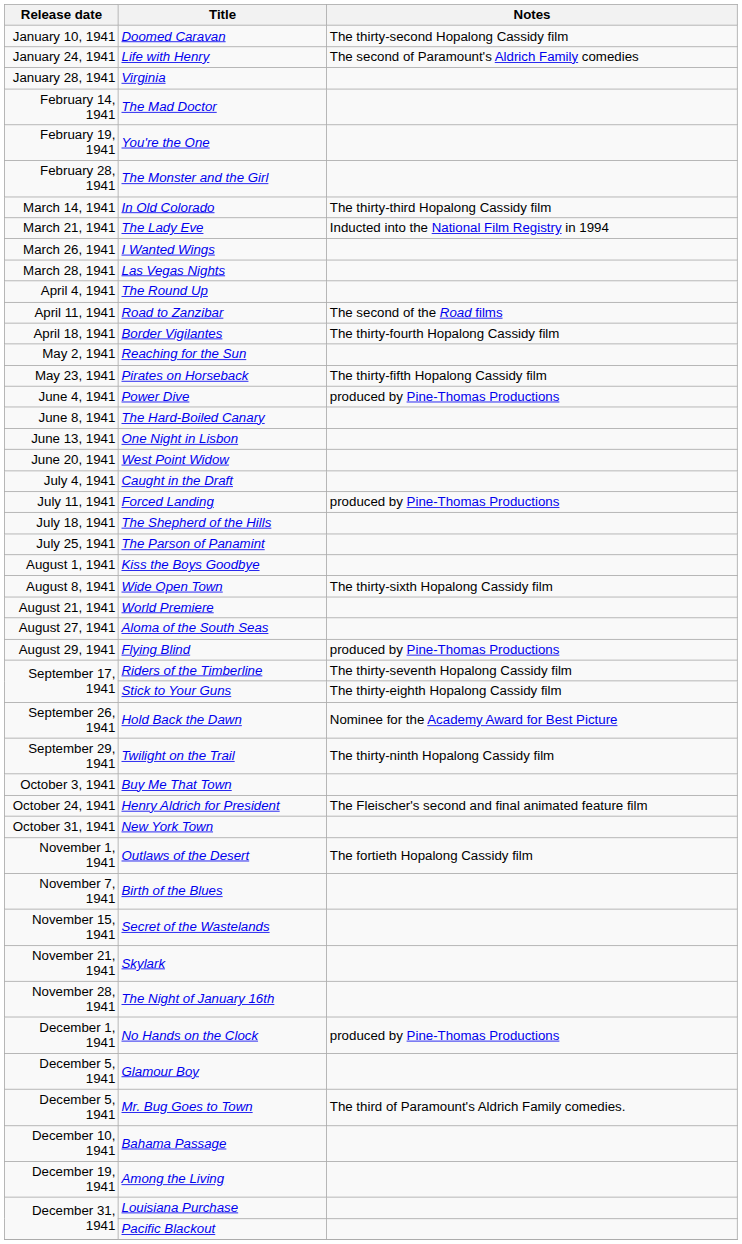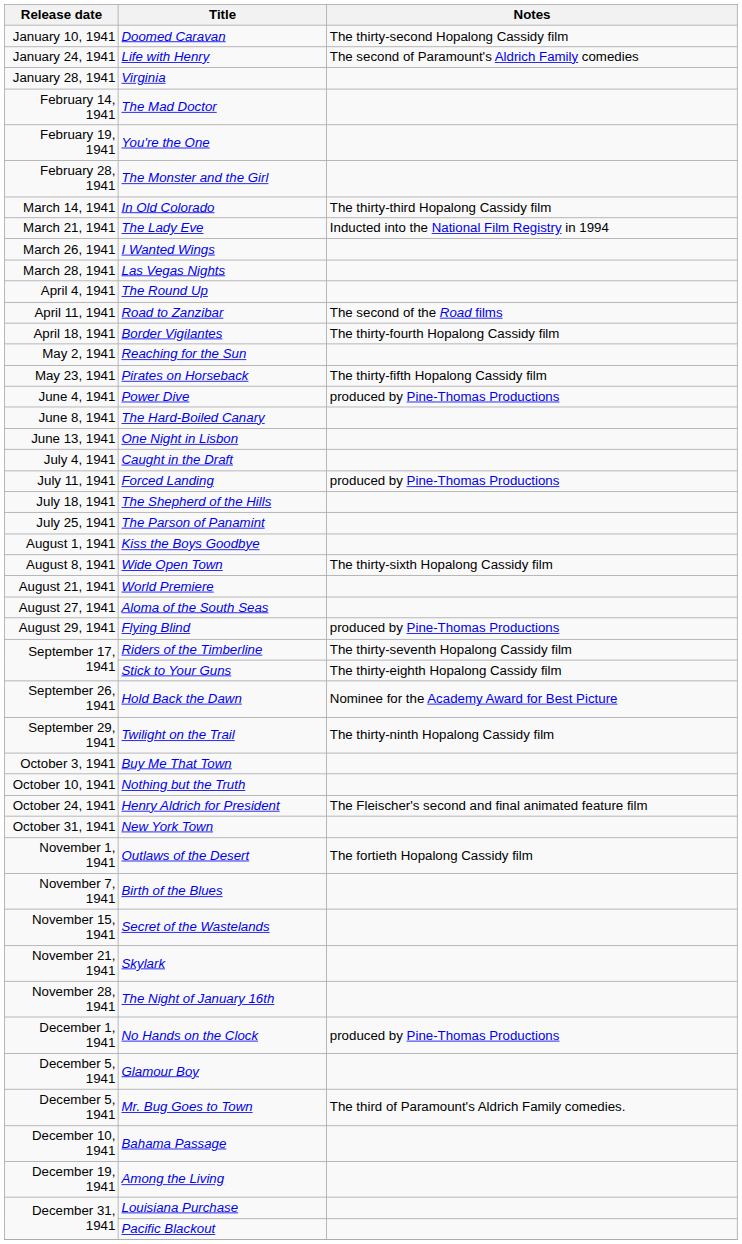- row: (175, 460)
+ row: (183, 784)
